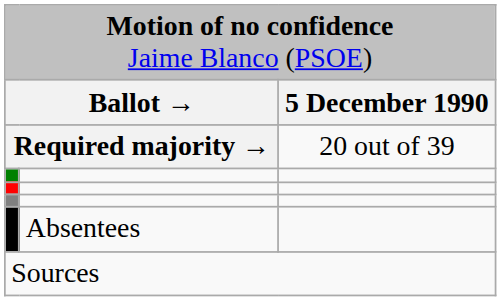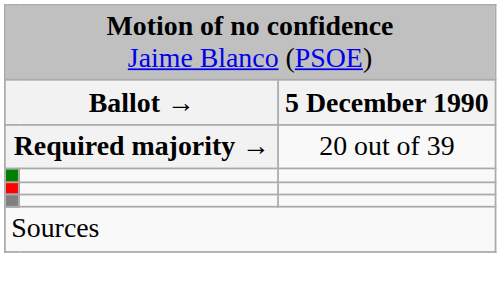- row: (12, 229)
